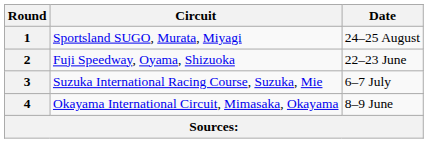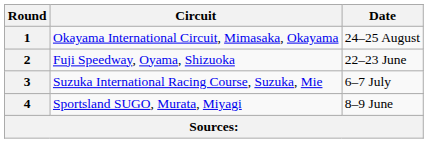(147, 37) Sportsland SUGO, Murata, Miyagi -> (196, 37) Okayama International Circuit, Mimasaka, Okayama
(196, 104) Okayama International Circuit, Mimasaka, Okayama -> (147, 104) Sportsland SUGO, Murata, Miyagi
